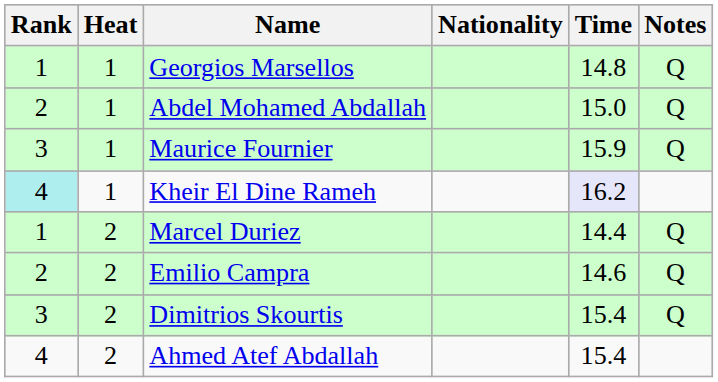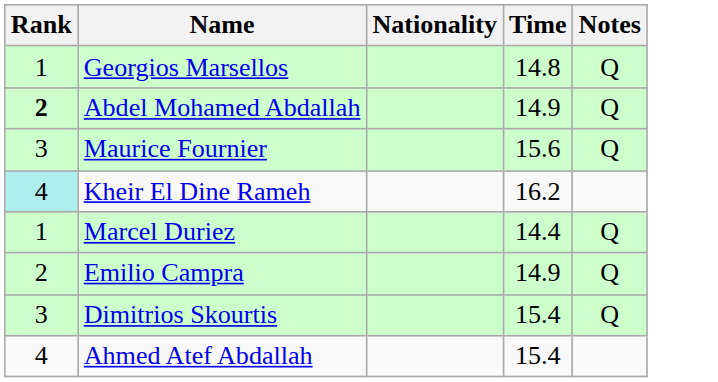- column: (111, 25)
(41, 107) normal -> (41, 107) bold
(603, 107) 15.0 -> (538, 107) 14.9
(603, 149) 15.9 -> (538, 149) 15.6
(603, 190) lavender background -> (538, 190) no background
(603, 273) 14.6 -> (538, 273) 14.9
